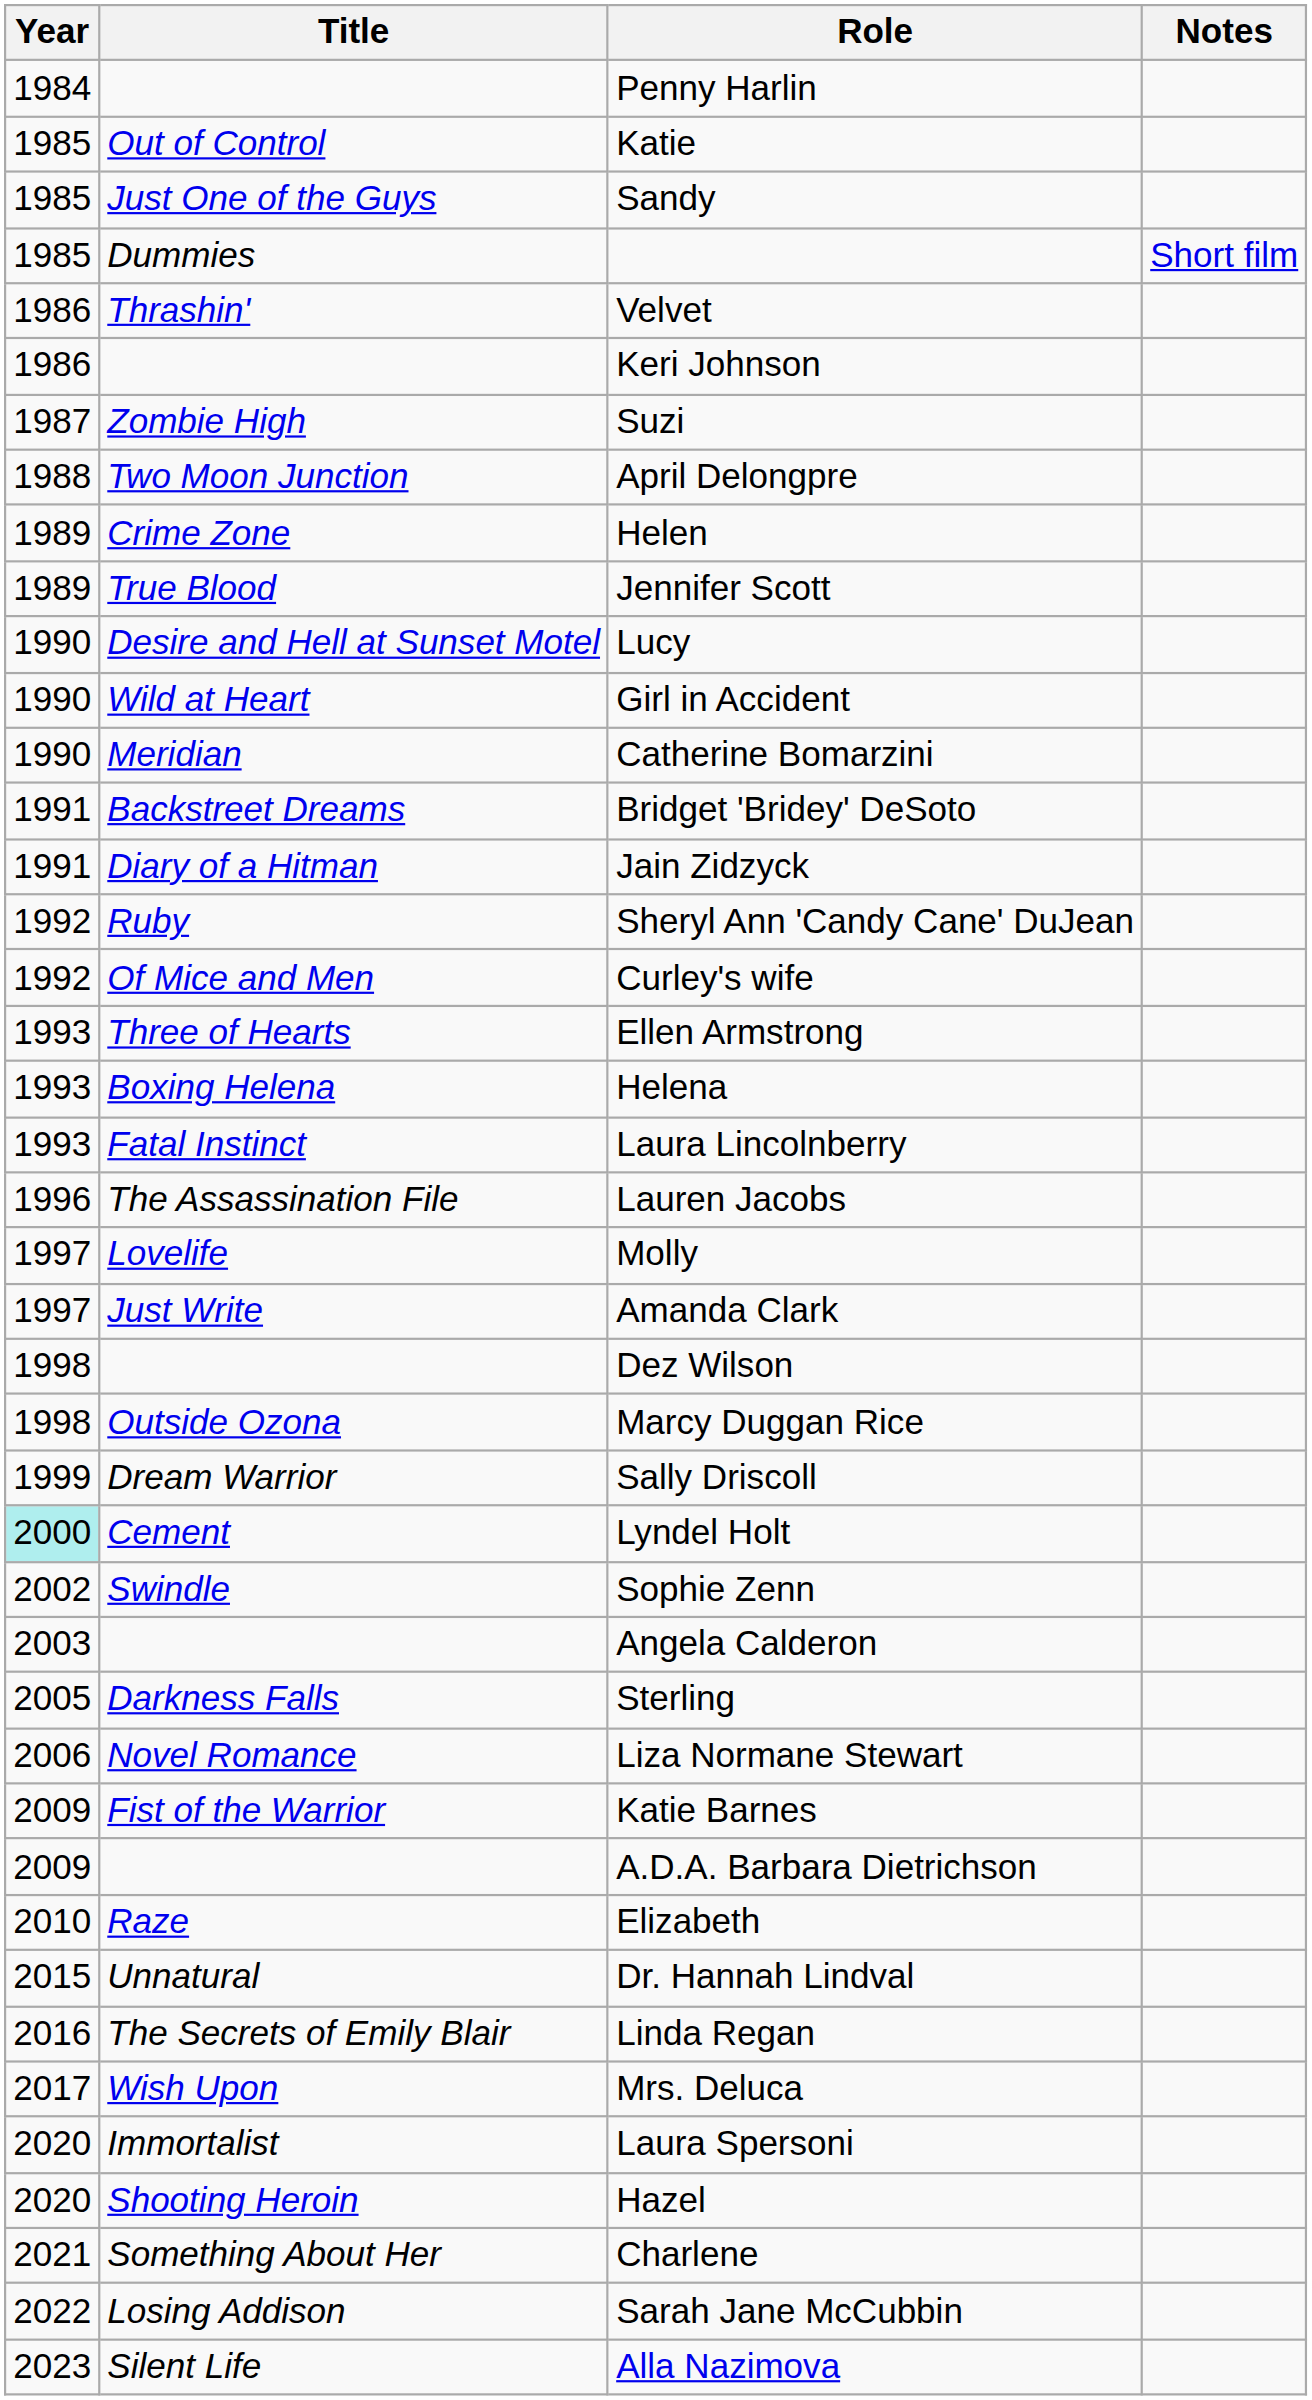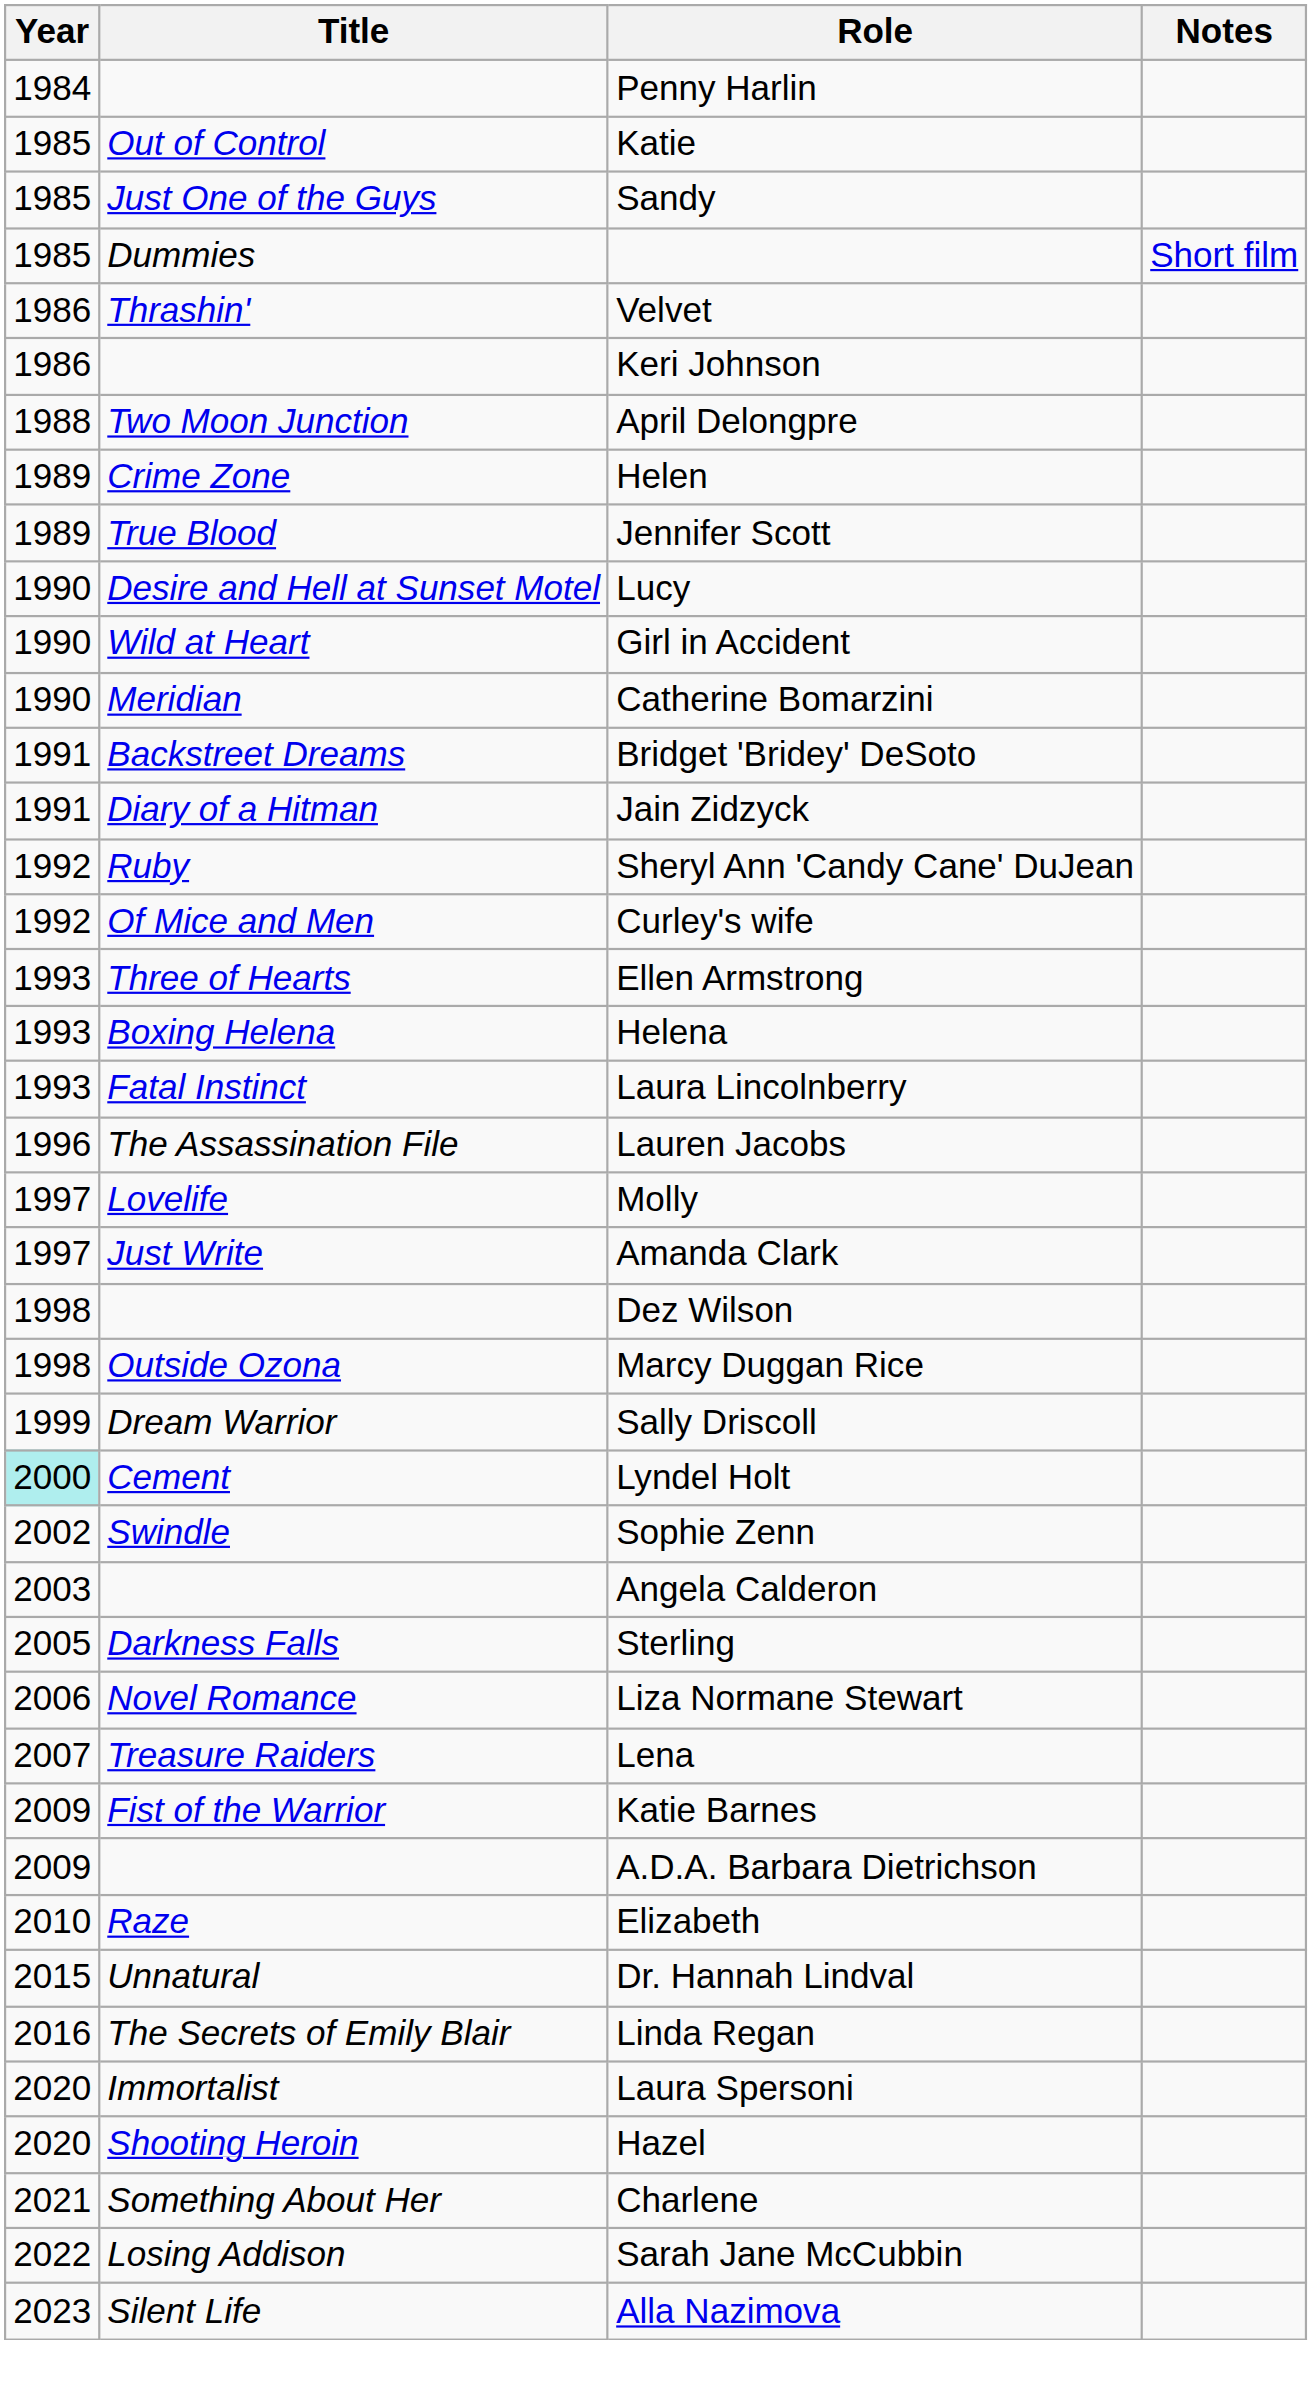- row: (650, 421)
+ row: (655, 1754)
- row: (710, 2088)
